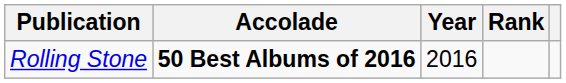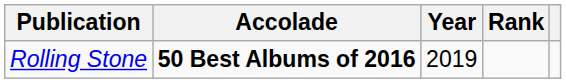(452, 59) 2016 -> (452, 59) 2019
